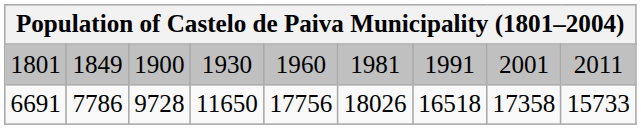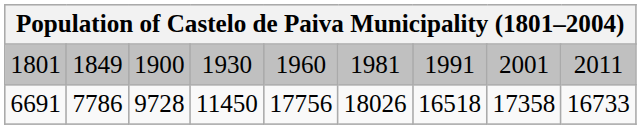(227, 104) 11650 -> (227, 104) 11450
(598, 104) 15733 -> (598, 104) 16733
